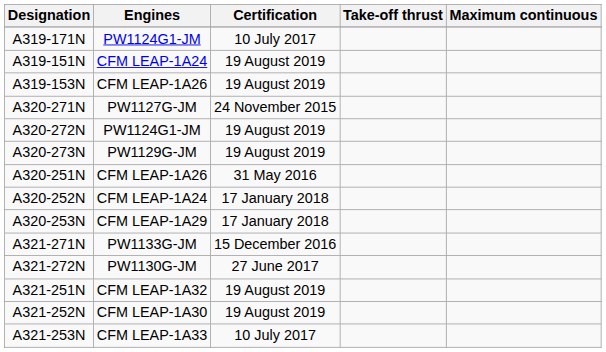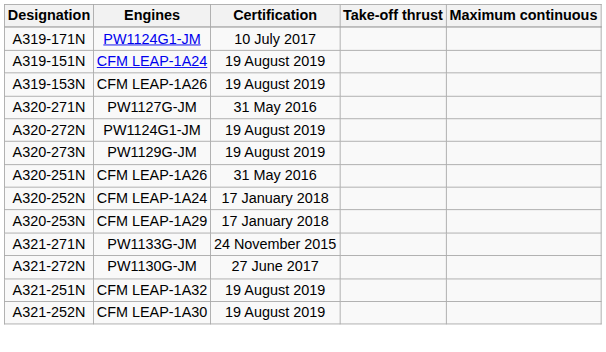(275, 107) 24 November 2015 -> (275, 107) 31 May 2016
(275, 244) 15 December 2016 -> (275, 244) 24 November 2015
- row: (49, 335)
